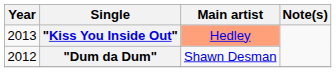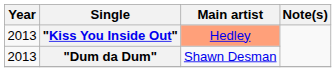(22, 56) 2012 -> (22, 56) 2013
